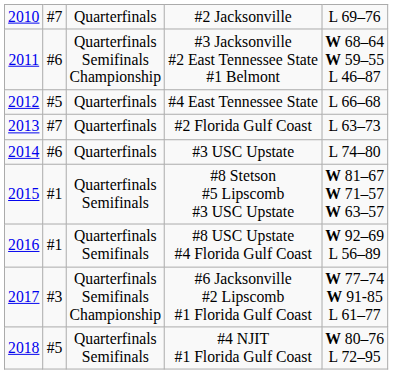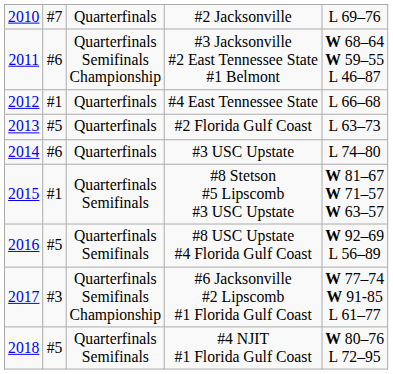(55, 101) #5 -> (55, 101) #1
(55, 126) #7 -> (55, 126) #5
(55, 245) #1 -> (55, 245) #5
